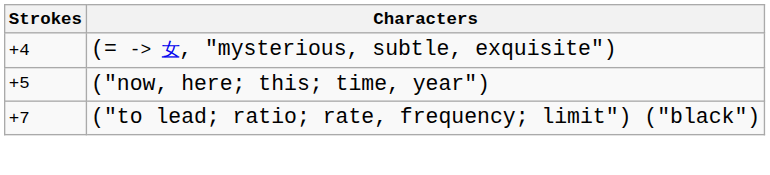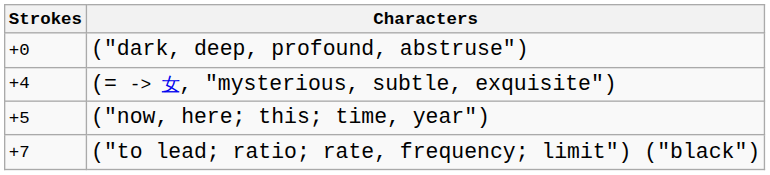+ row: (310, 50)
